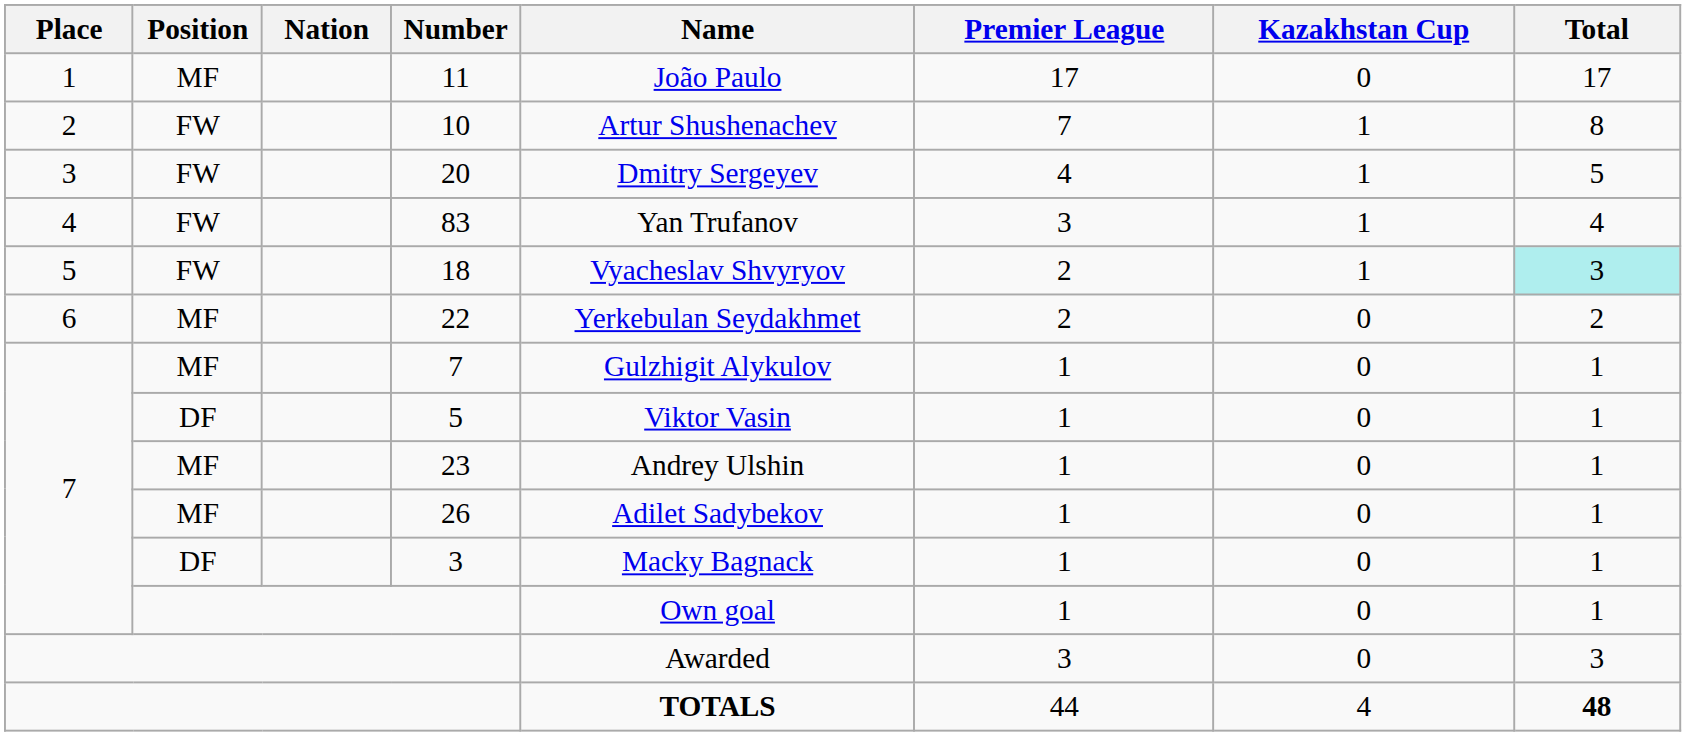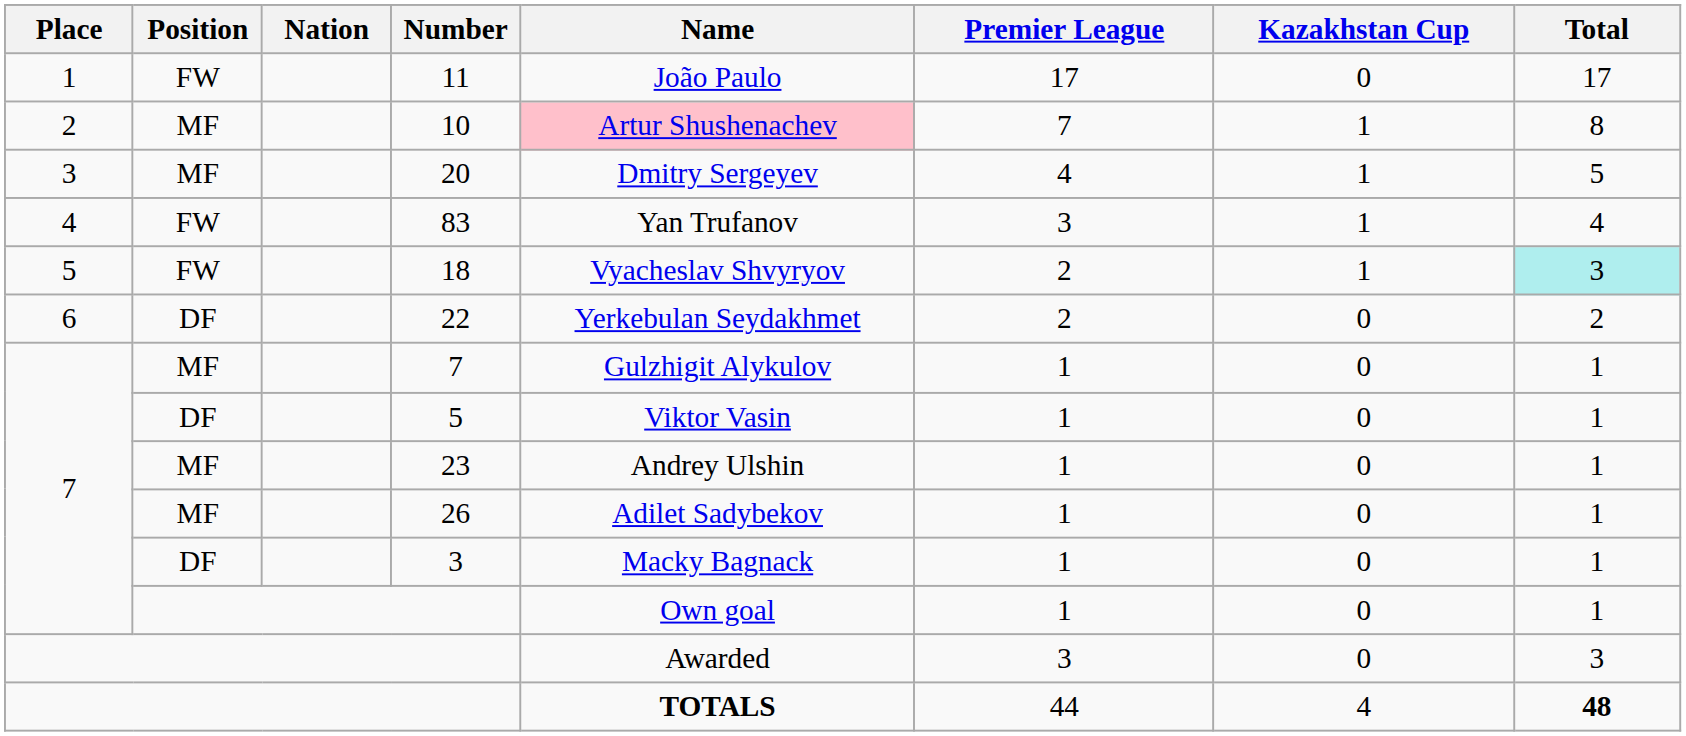(198, 77) MF -> (198, 77) FW
(198, 125) FW -> (198, 125) MF
(718, 125) no background -> (718, 125) pink background
(198, 173) FW -> (198, 173) MF
(198, 319) MF -> (198, 319) DF
